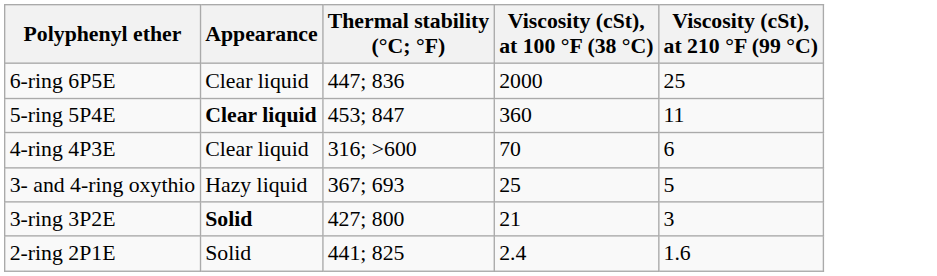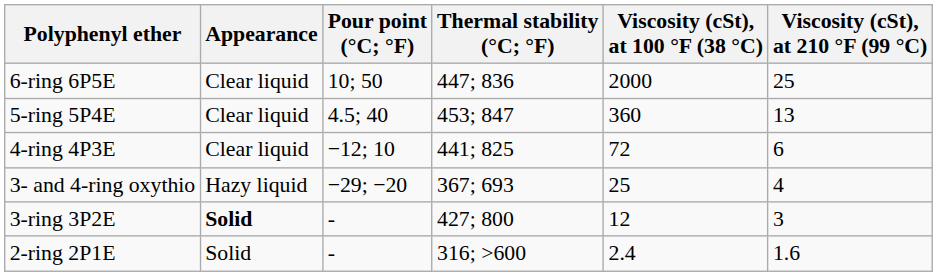+ column: (377, 33)
(261, 115) bold -> (257, 115) normal
(674, 115) 11 -> (784, 115) 13
(372, 149) 316; >600 -> (475, 149) 441; 825
(510, 149) 70 -> (619, 149) 72
(669, 184) 5 -> (778, 184) 4
(510, 218) 21 -> (619, 218) 12
(366, 253) 441; 825 -> (482, 253) 316; >600
